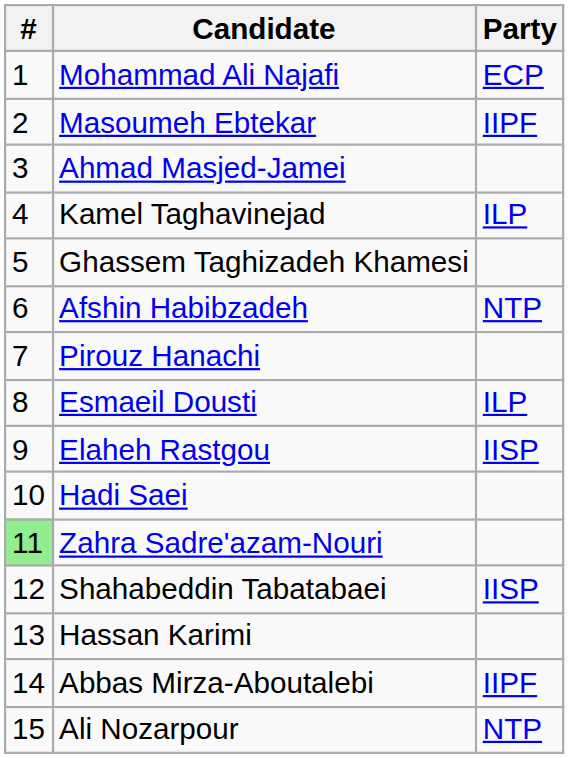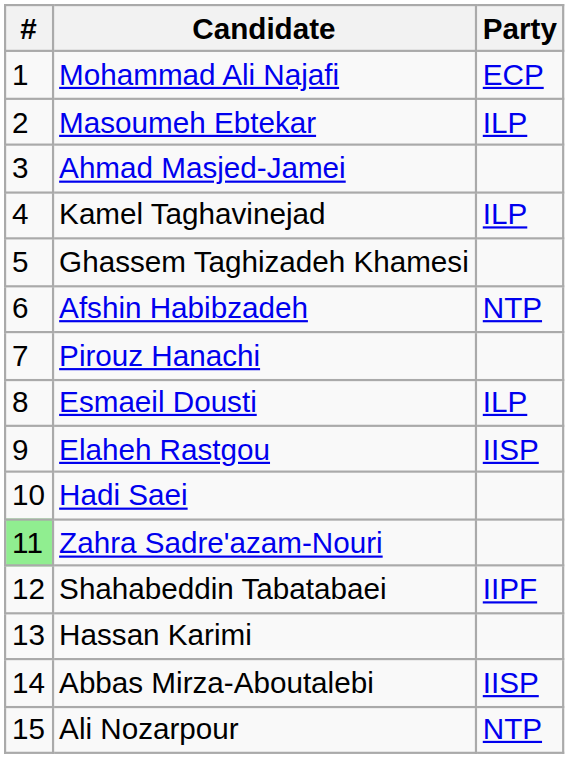(510, 122) IIPF -> (505, 122) ILP
(511, 589) IISP -> (510, 589) IIPF
(510, 682) IIPF -> (511, 682) IISP
